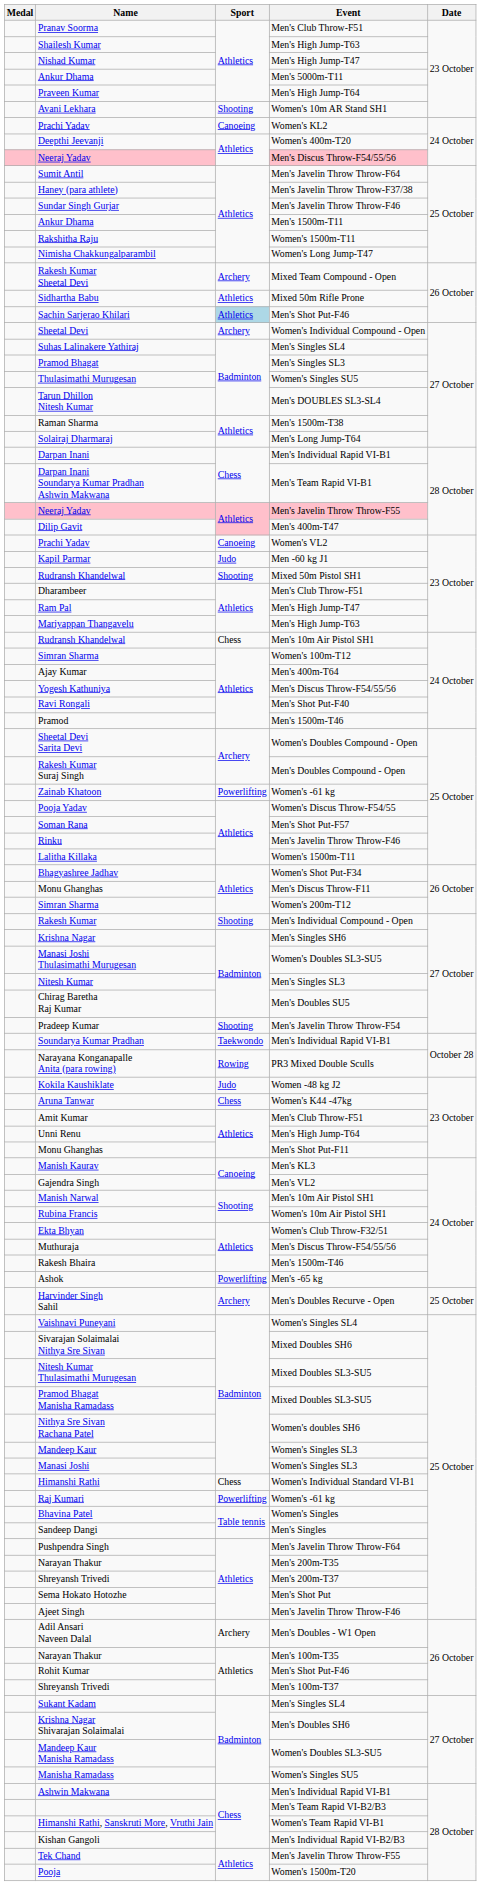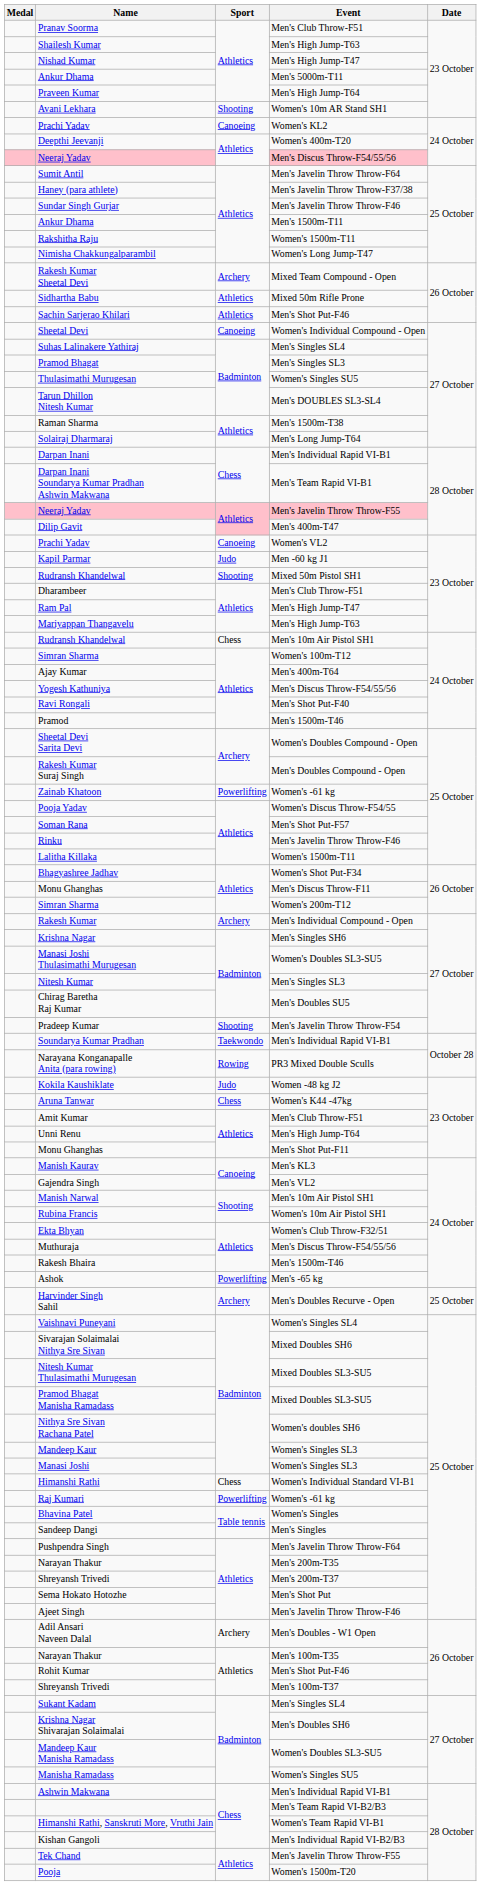(235, 314) lightblue background -> (235, 314) no background
(234, 330) Archery -> (236, 330) Canoeing
(235, 921) Shooting -> (234, 921) Archery
